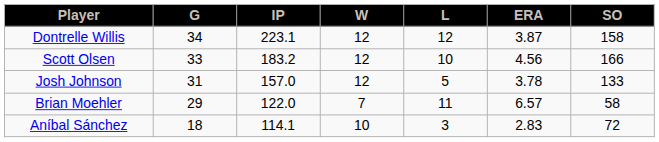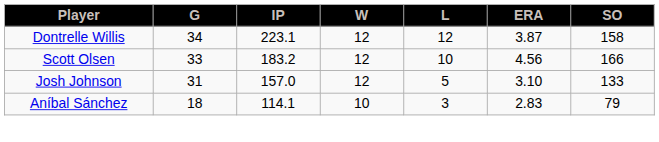(529, 81) 3.78 -> (529, 81) 3.10
- row: (79, 103)
(612, 125) 72 -> (612, 103) 79
